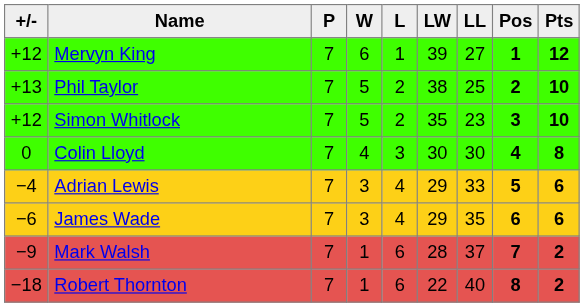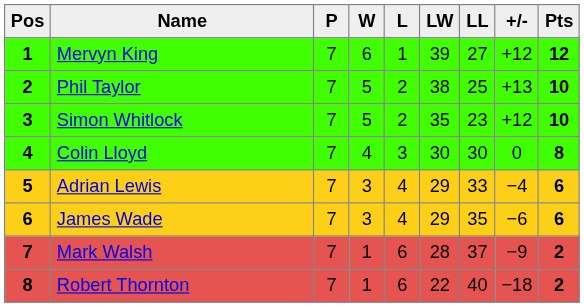columns swapped: (516, 21) <-> (26, 21)
